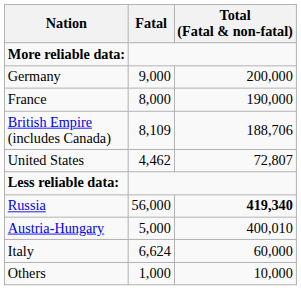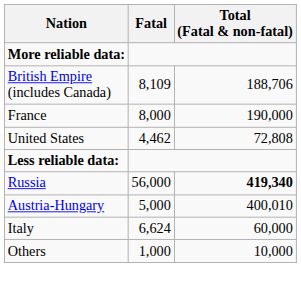- row: (34, 76)
rows swapped: (27, 99) <-> (59, 130)
(273, 160) 72,807 -> (273, 138) 72,808
